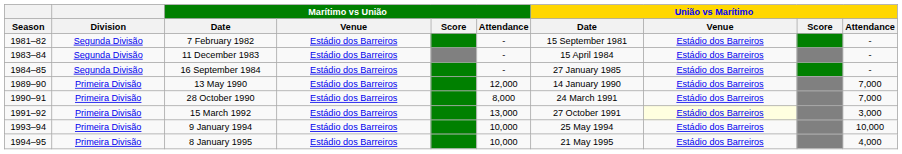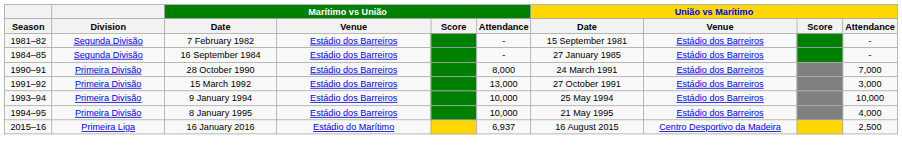- row: (221, 55)
- row: (221, 84)
(720, 113) lightyellow background -> (720, 84) no background
+ row: (221, 127)
